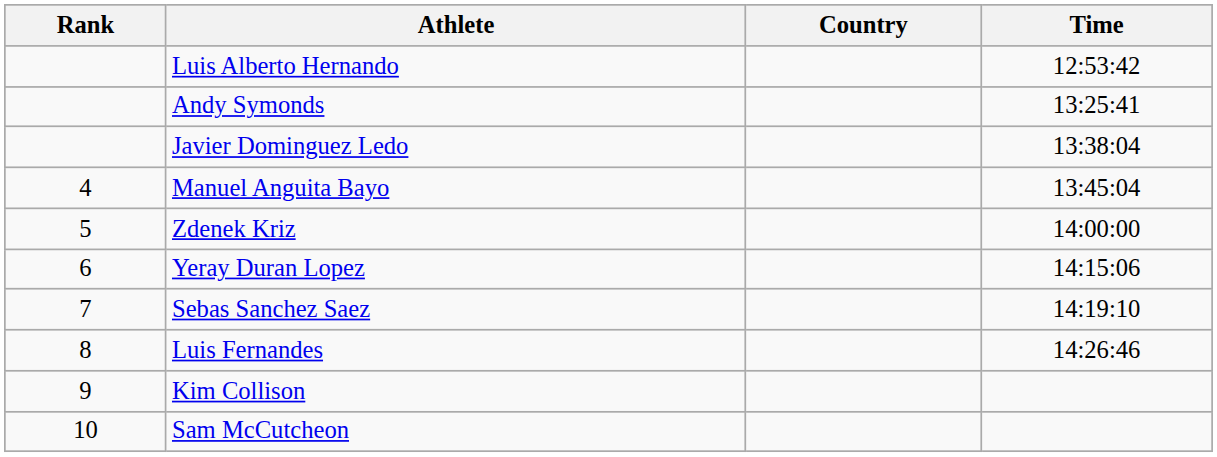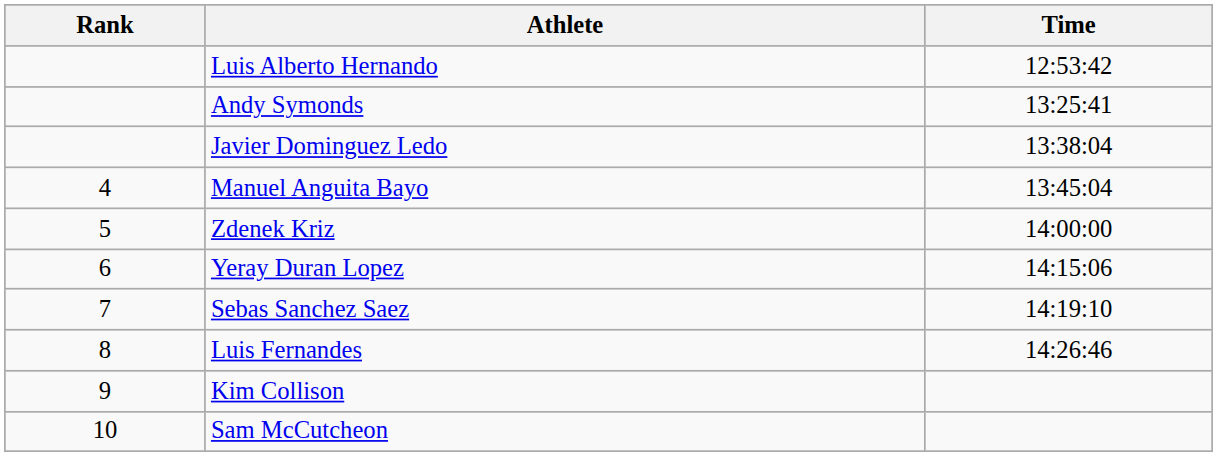- column: (863, 25)
